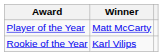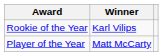rows swapped: (46, 28) <-> (47, 43)
